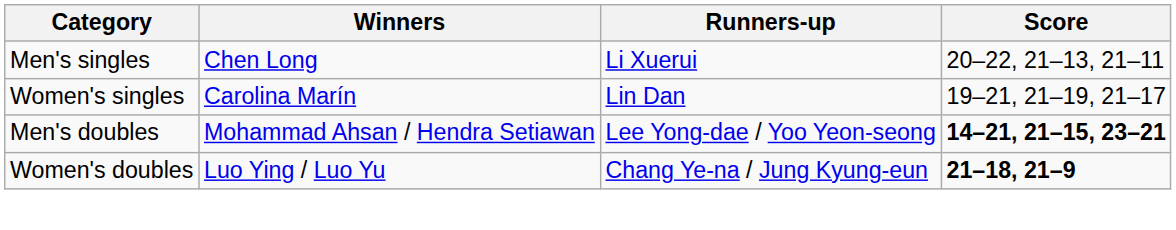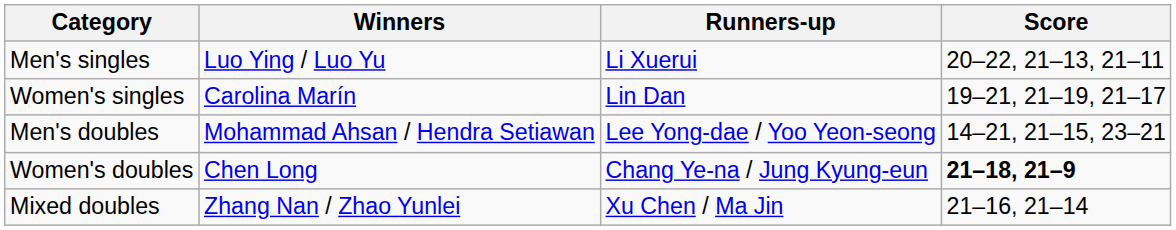(261, 59) Chen Long -> (295, 59) Luo Ying / Luo Yu
(1056, 133) bold -> (1056, 133) normal
(295, 170) Luo Ying / Luo Yu -> (261, 170) Chen Long
+ row: (85, 206)
